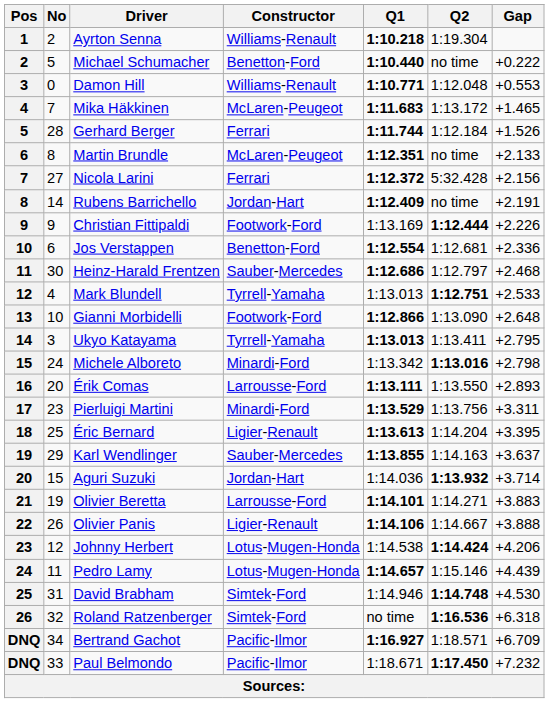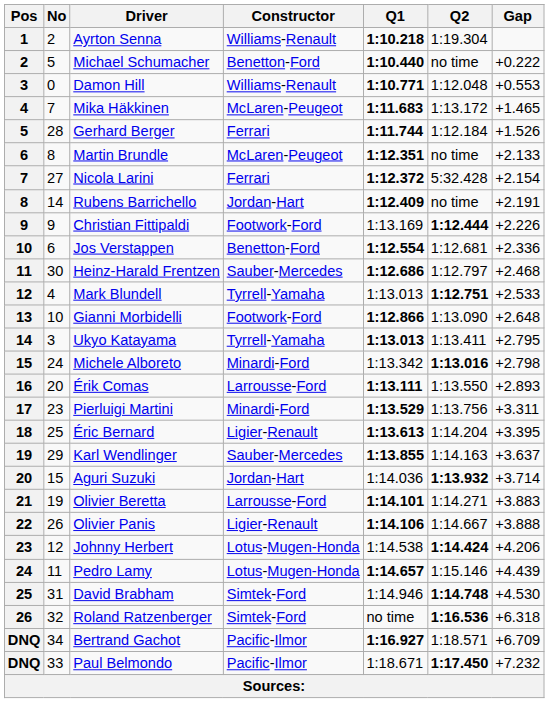(518, 178) +2.156 -> (518, 178) +2.154
